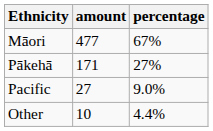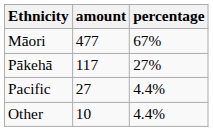(87, 65) 171 -> (87, 65) 117
(149, 89) 9.0% -> (149, 89) 4.4%
